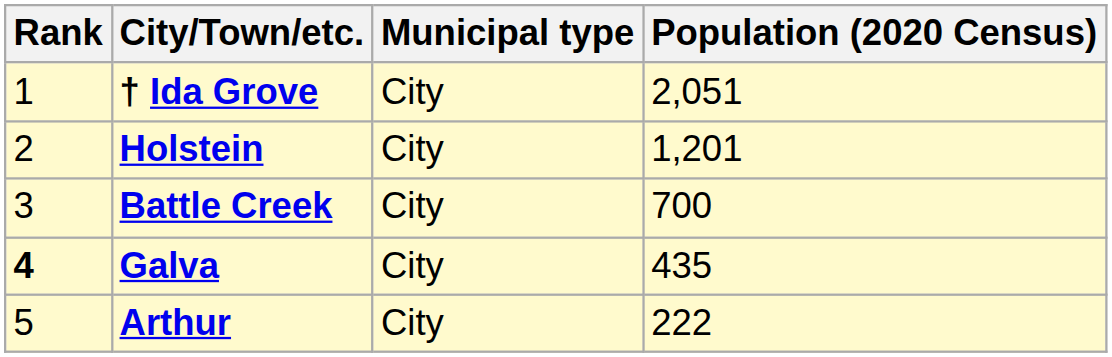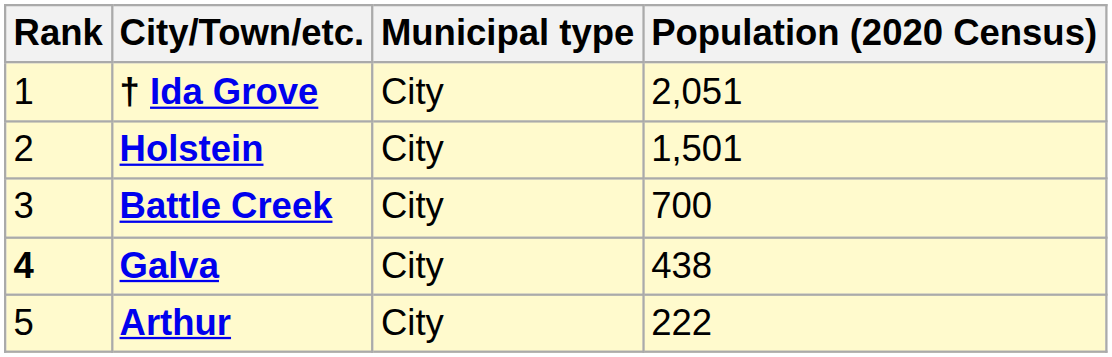(697, 149) 1,201 -> (697, 149) 1,501
(682, 264) 435 -> (682, 264) 438
